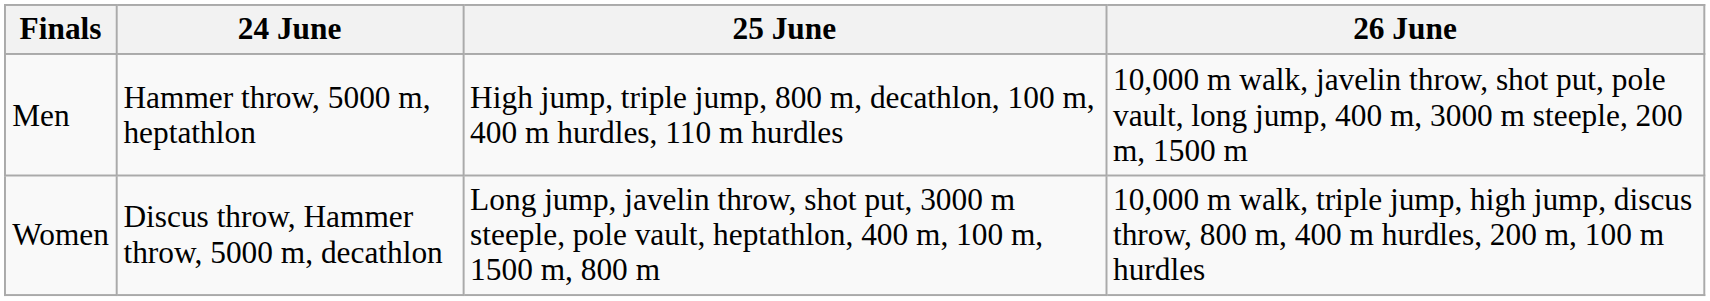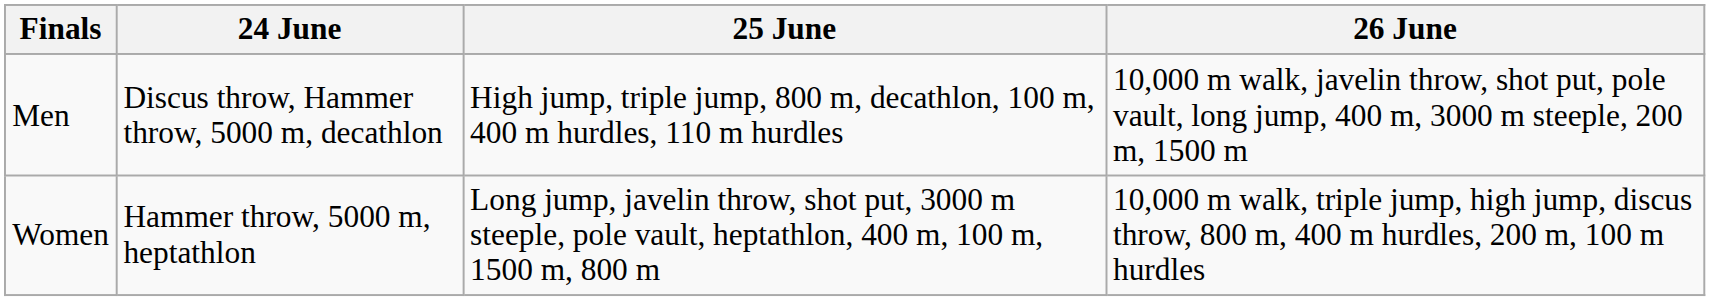(277, 114) Hammer throw, 5000 m, heptathlon -> (283, 114) Discus throw, Hammer throw, 5000 m, decathlon
(283, 234) Discus throw, Hammer throw, 5000 m, decathlon -> (277, 234) Hammer throw, 5000 m, heptathlon
